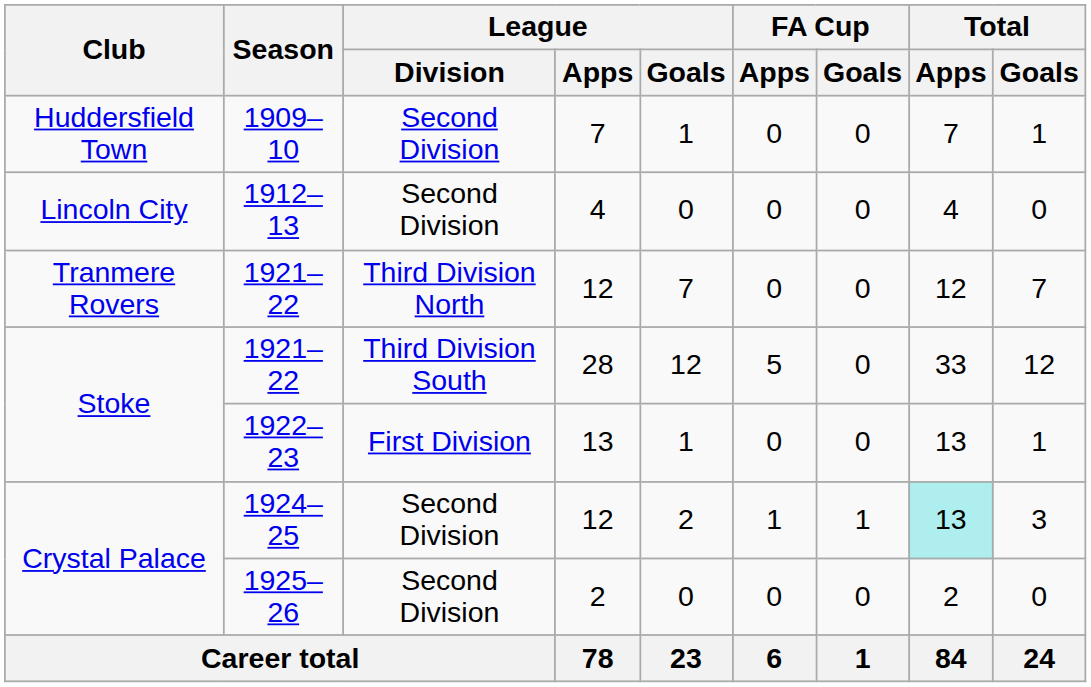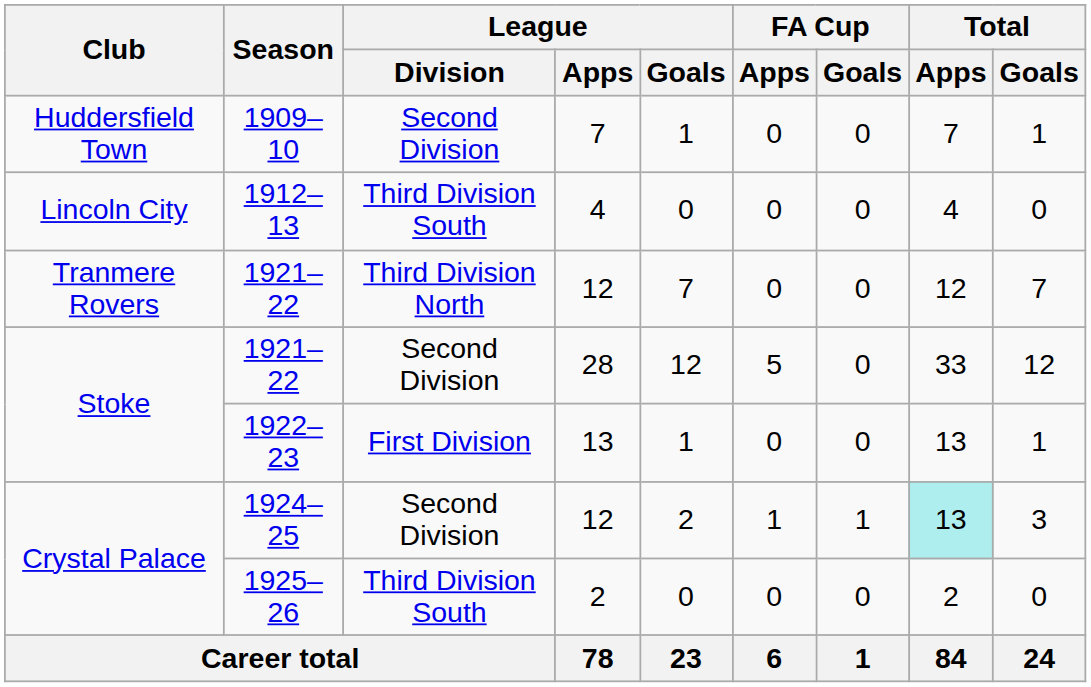(449, 210) Second Division -> (449, 210) Third Division South
(449, 365) Third Division South -> (449, 365) Second Division
(449, 596) Second Division -> (449, 596) Third Division South
